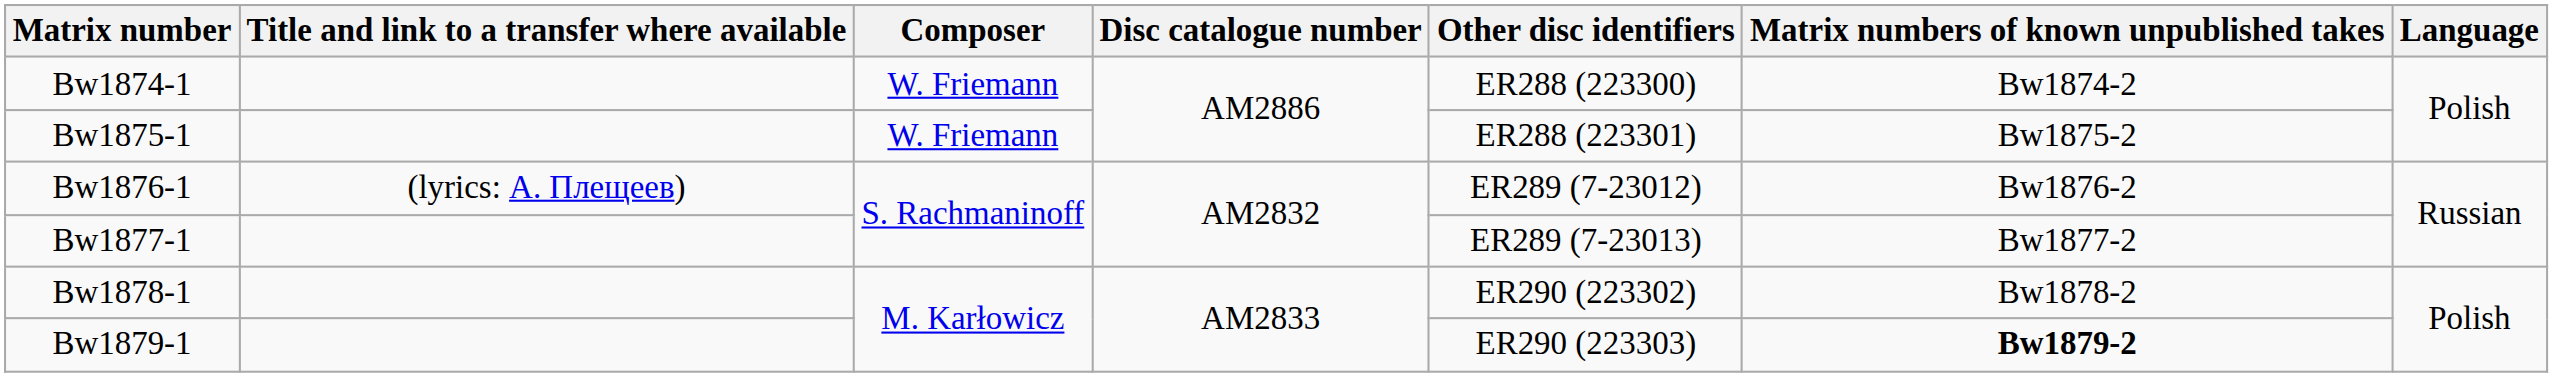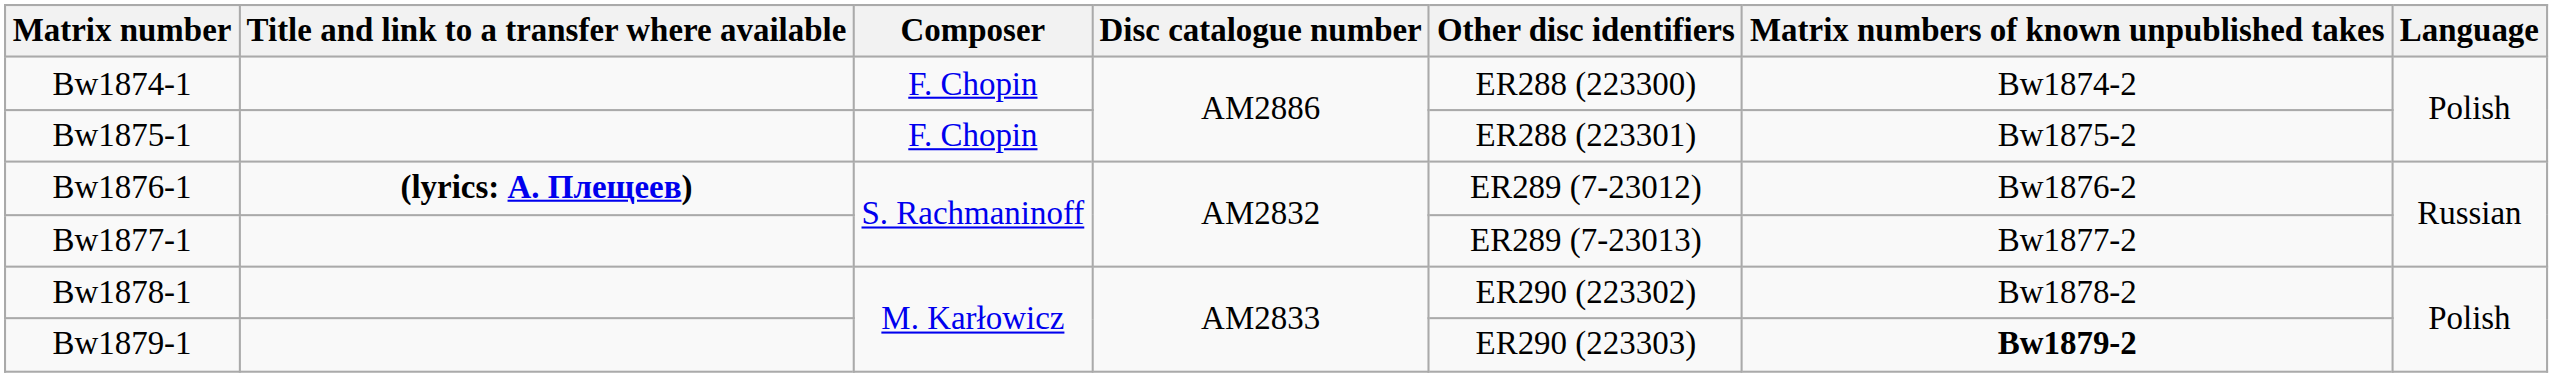(973, 82) W. Friemann -> (973, 82) F. Chopin
(973, 135) W. Friemann -> (973, 135) F. Chopin
(546, 187) normal -> (546, 187) bold
